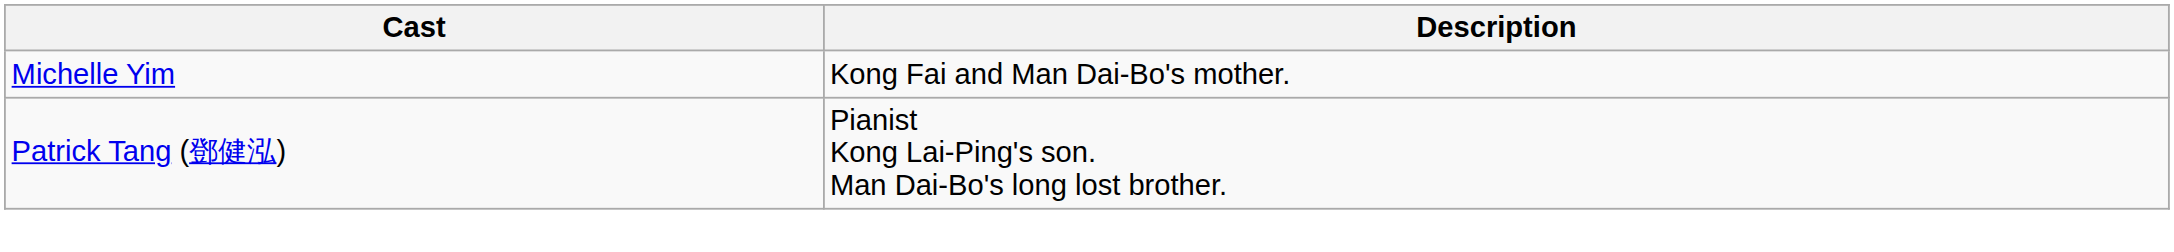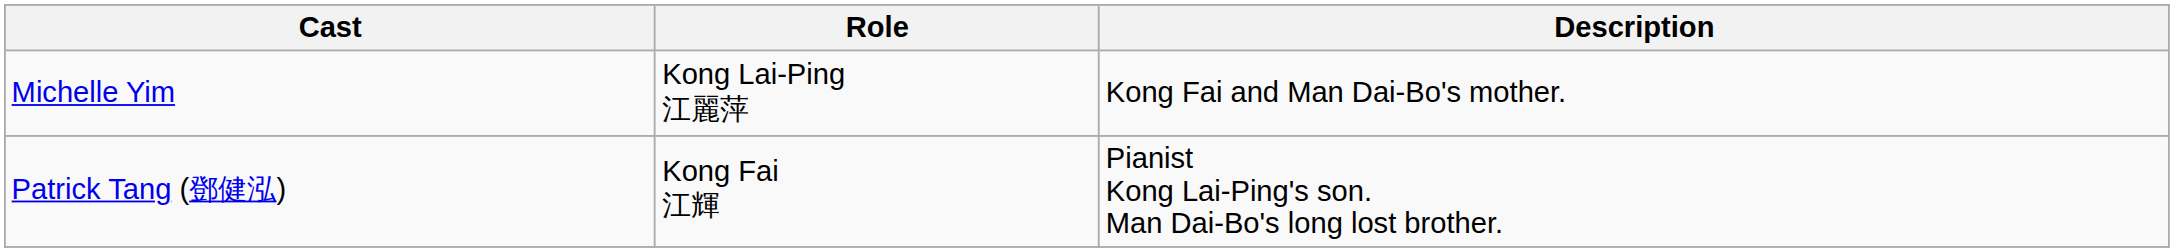+ column: (877, 27)
